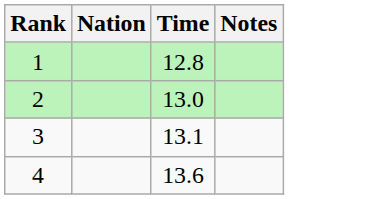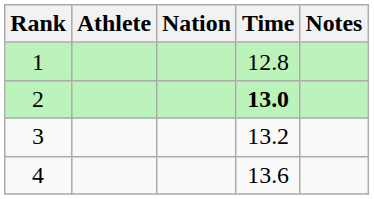+ column: (114, 23)
(183, 99) normal -> (268, 99) bold
(183, 136) 13.1 -> (268, 136) 13.2
